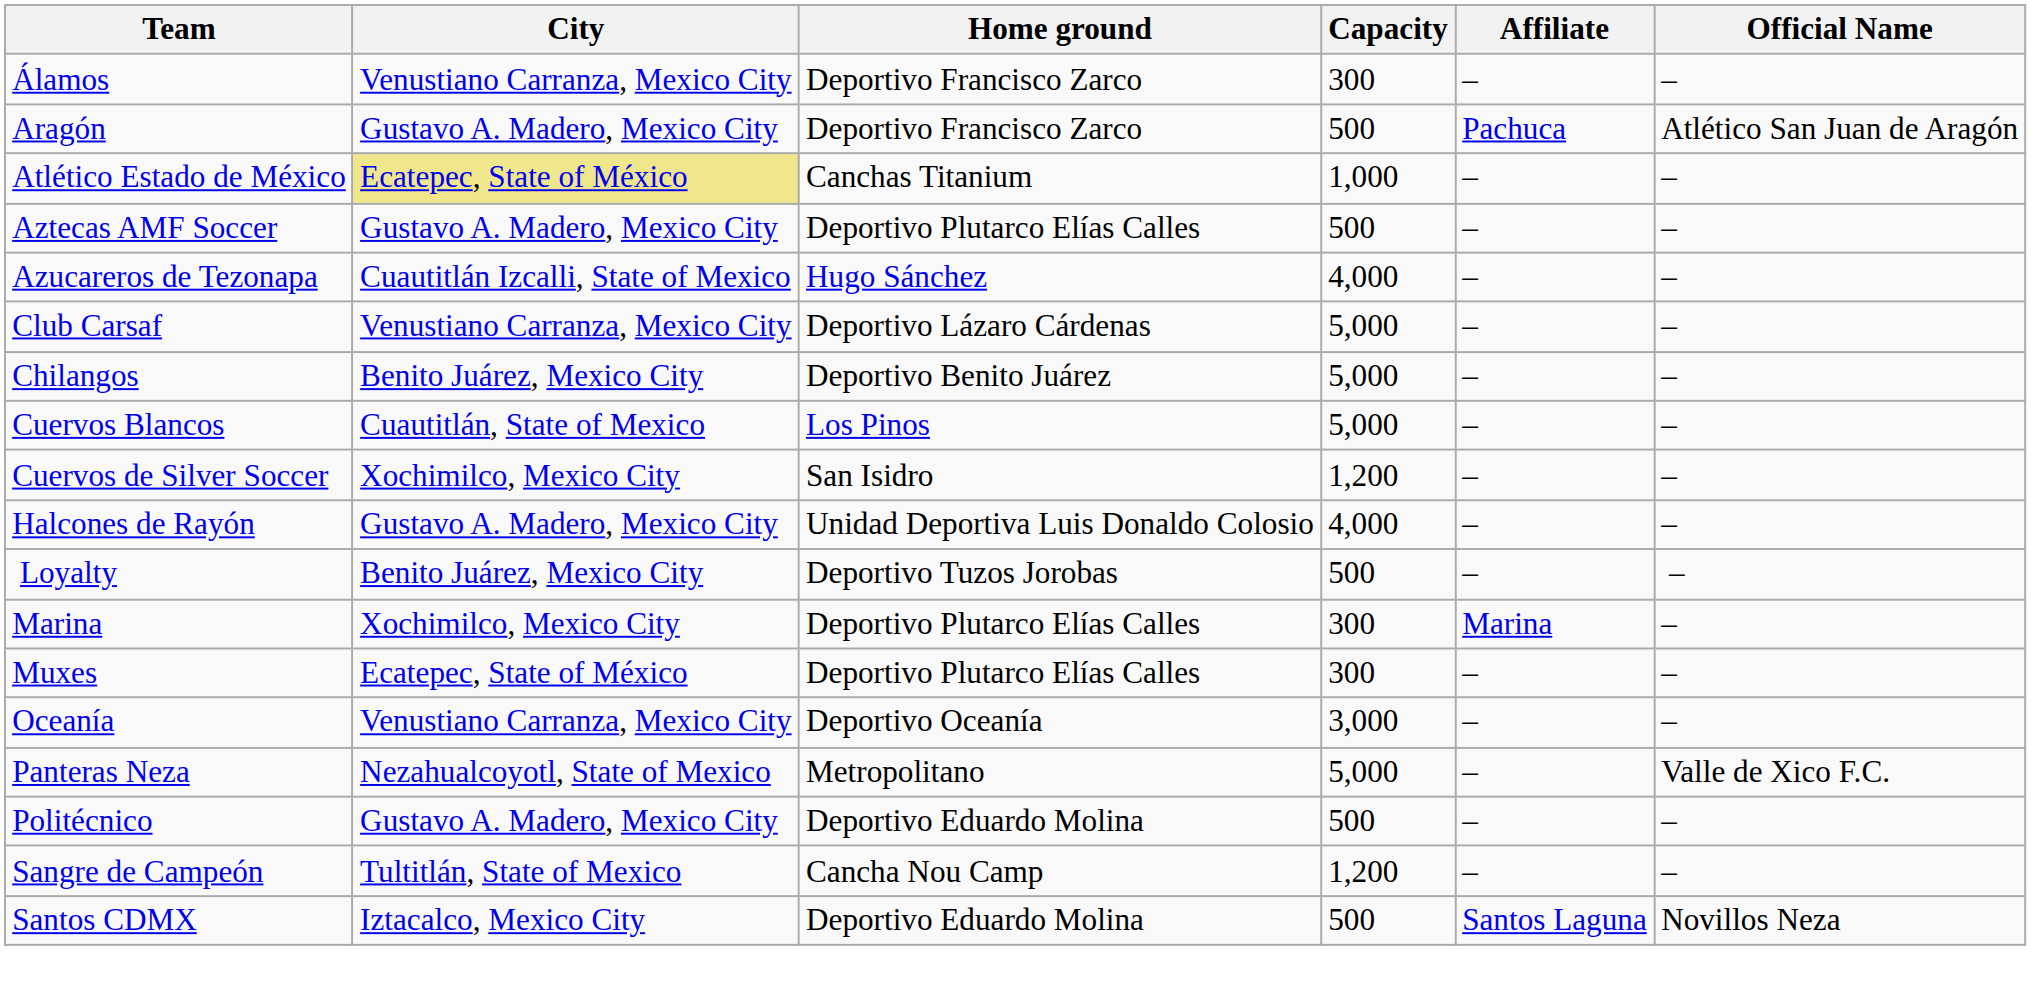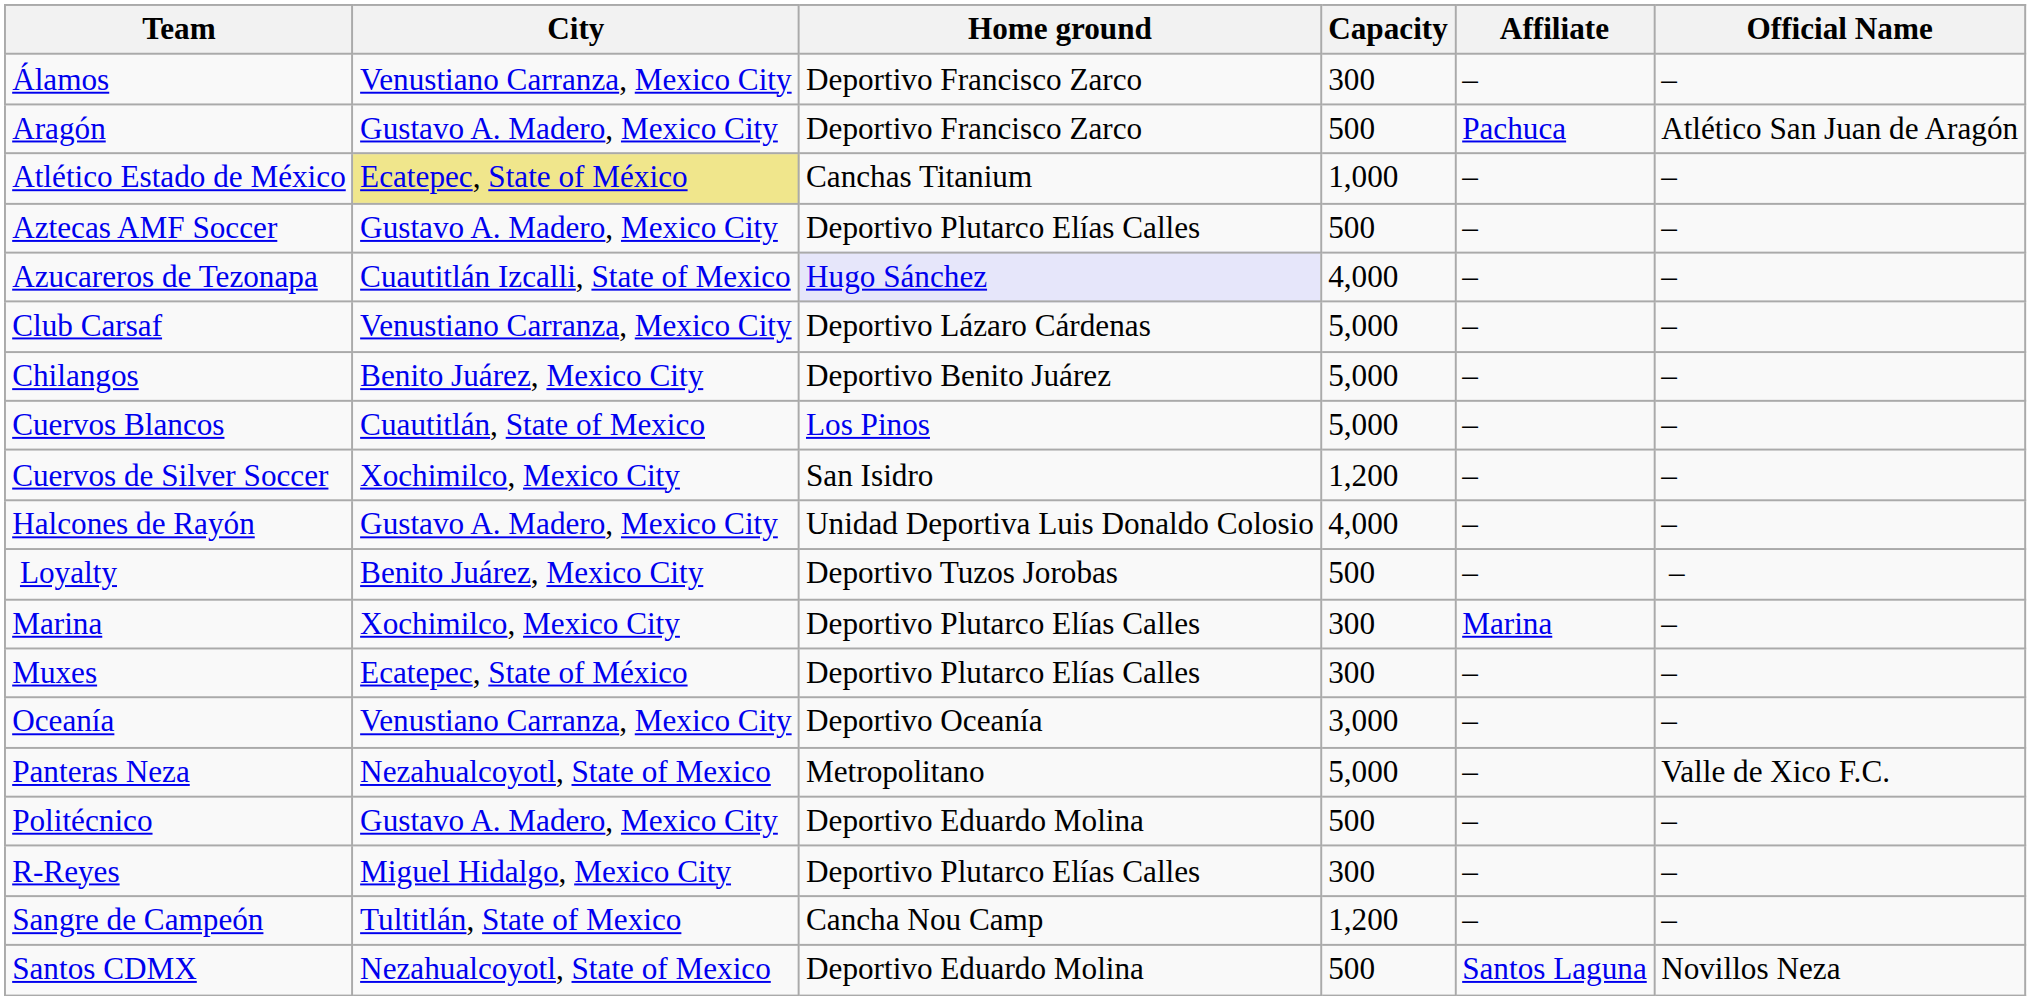(897, 276) no background -> (897, 276) lavender background
+ row: (66, 870)
(503, 919) Iztacalco, Mexico City -> (565, 969) Nezahualcoyotl, State of Mexico
